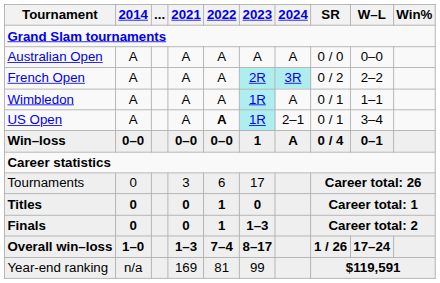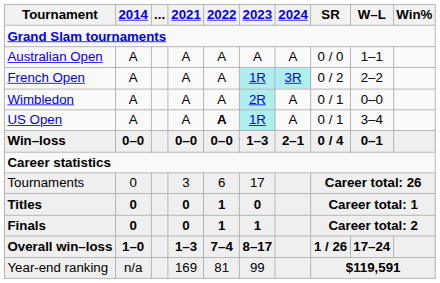(372, 57) 0–0 -> (372, 57) 1–1
(257, 78) 2R -> (257, 78) 1R
(257, 99) 1R -> (257, 99) 2R
(372, 99) 1–1 -> (372, 99) 0–0
(293, 120) 2–1 -> (293, 120) A
(257, 141) 1 -> (257, 141) 1–3
(293, 141) A -> (293, 141) 2–1
(257, 225) 1–3 -> (257, 225) 1
